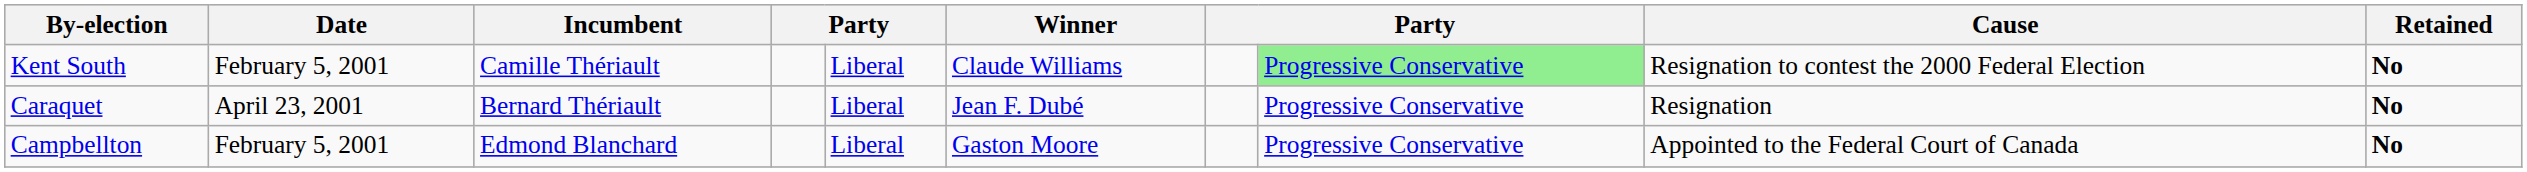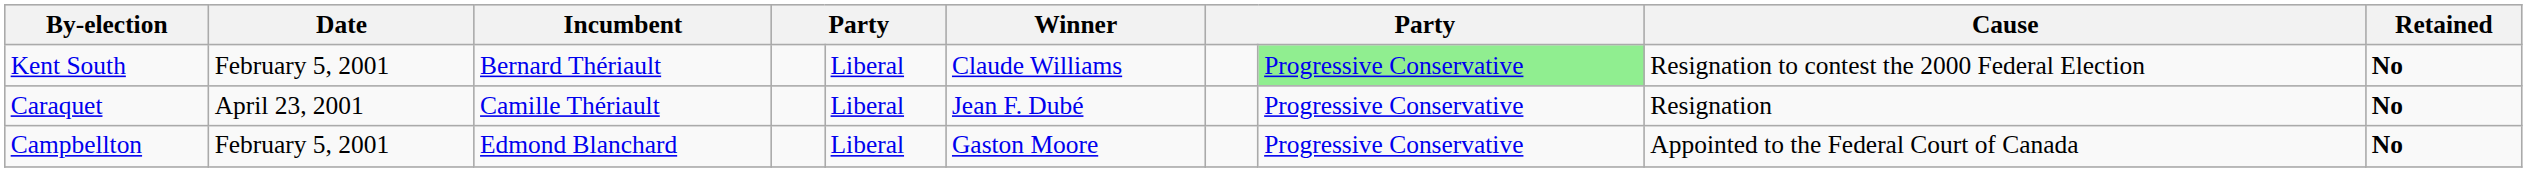(570, 65) Camille Thériault -> (571, 65) Bernard Thériault
(571, 105) Bernard Thériault -> (570, 105) Camille Thériault
